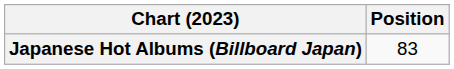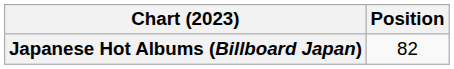(407, 49) 83 -> (407, 49) 82
